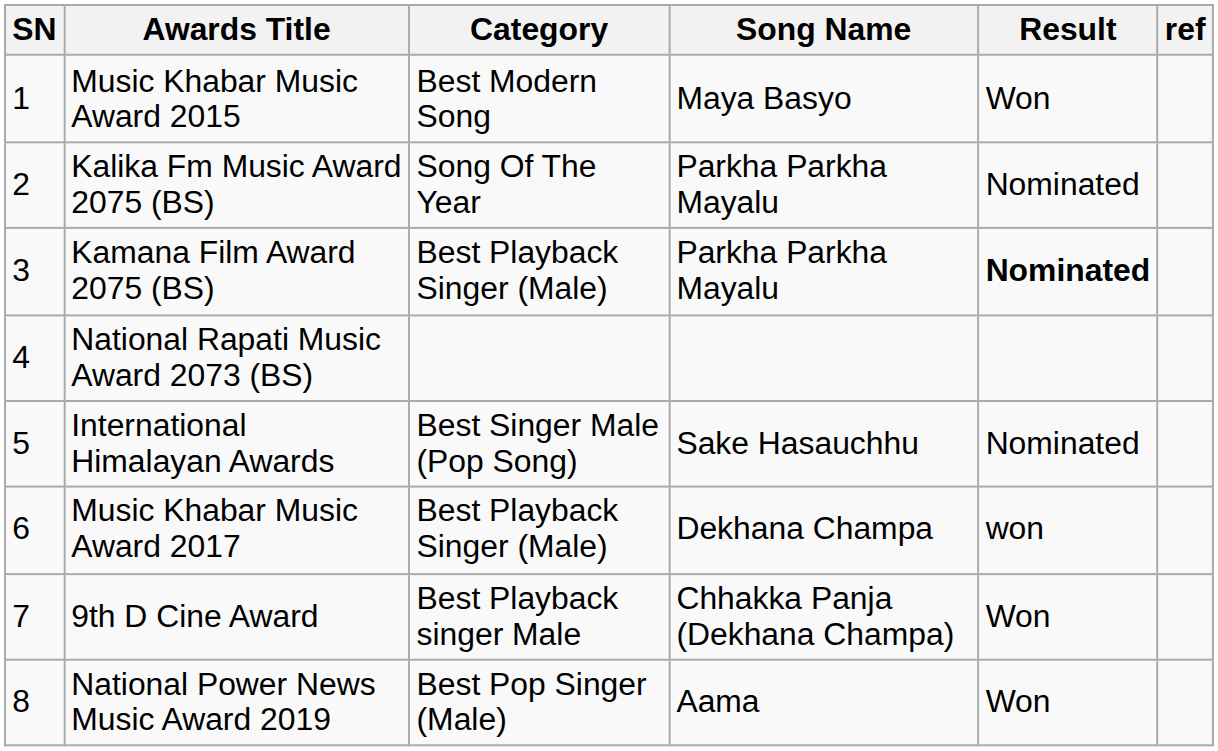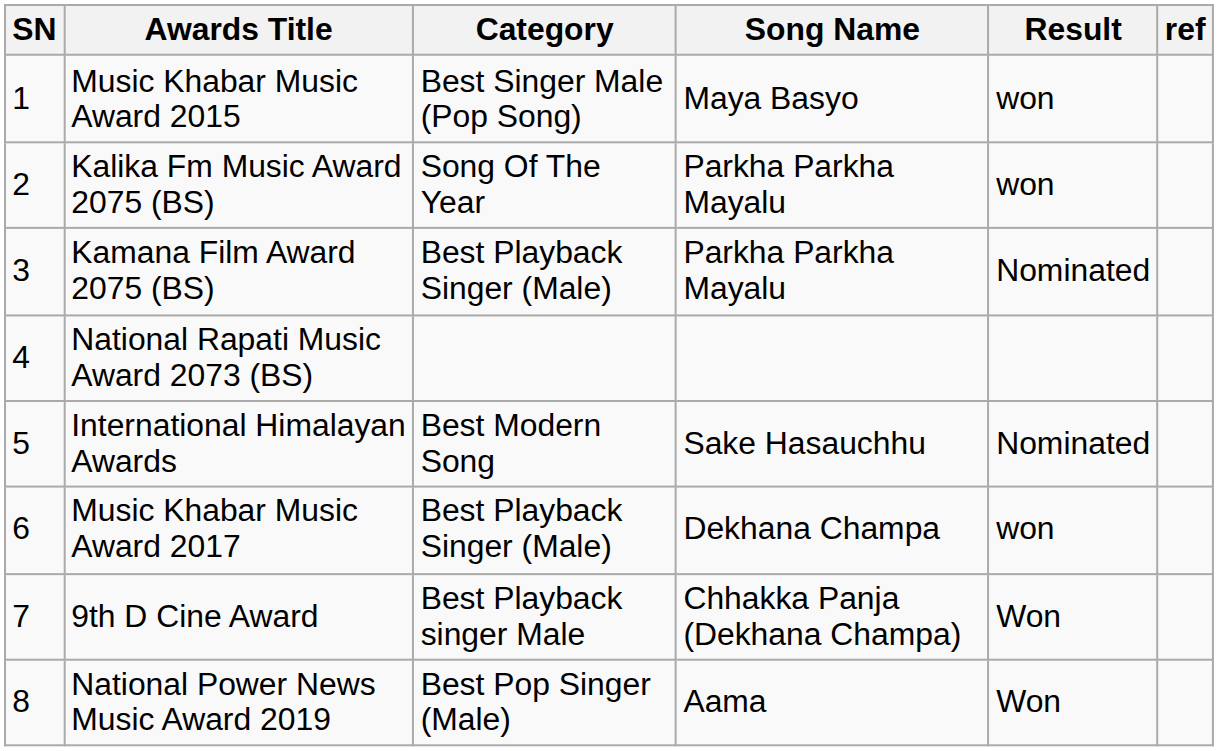(507, 98) Best Modern Song -> (542, 98) Best Singer Male (Pop Song)
(1018, 98) Won -> (1025, 98) won
(1063, 184) Nominated -> (1025, 184) won
(1068, 270) bold -> (1073, 270) normal
(538, 443) Best Singer Male (Pop Song) -> (511, 443) Best Modern Song
